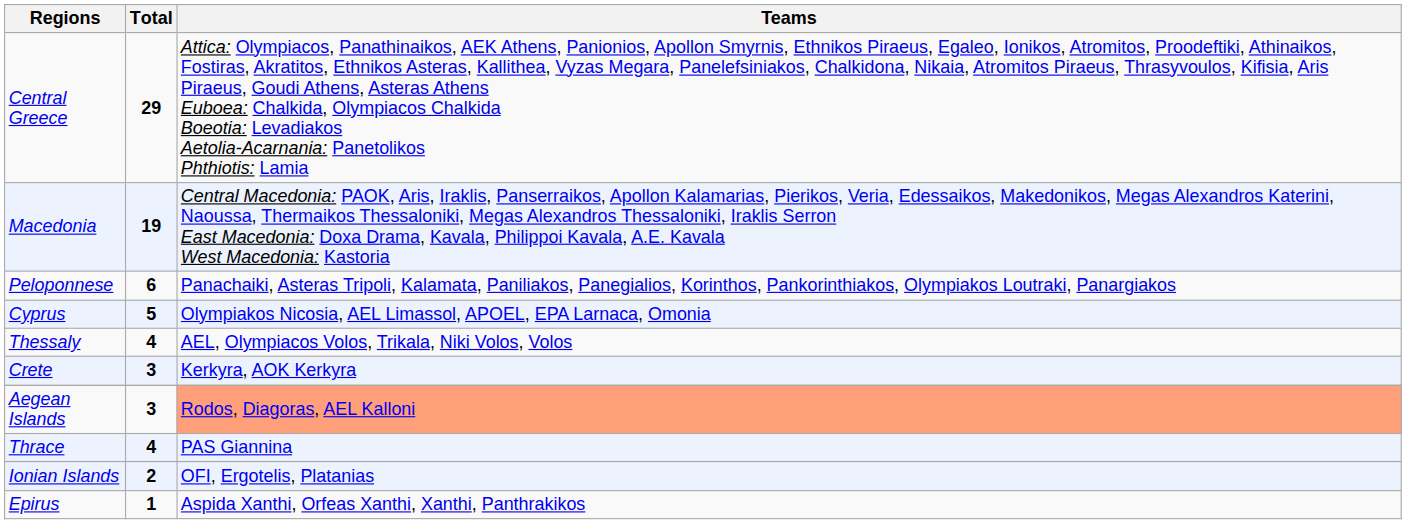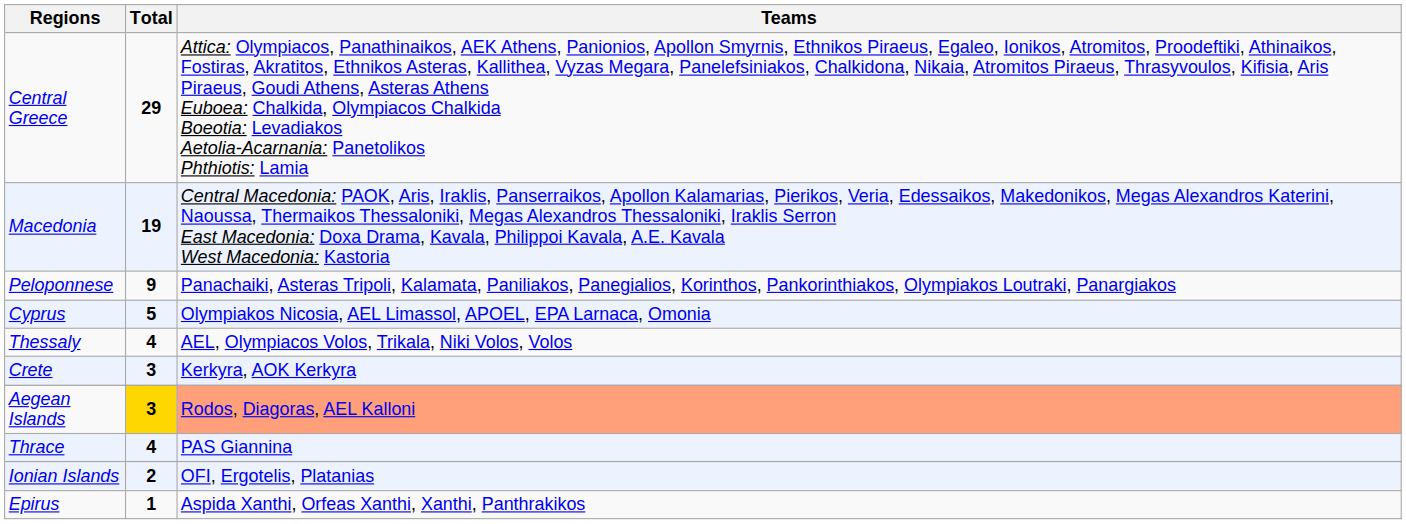(151, 285) 6 -> (151, 285) 9
(151, 409) no background -> (151, 409) gold background
